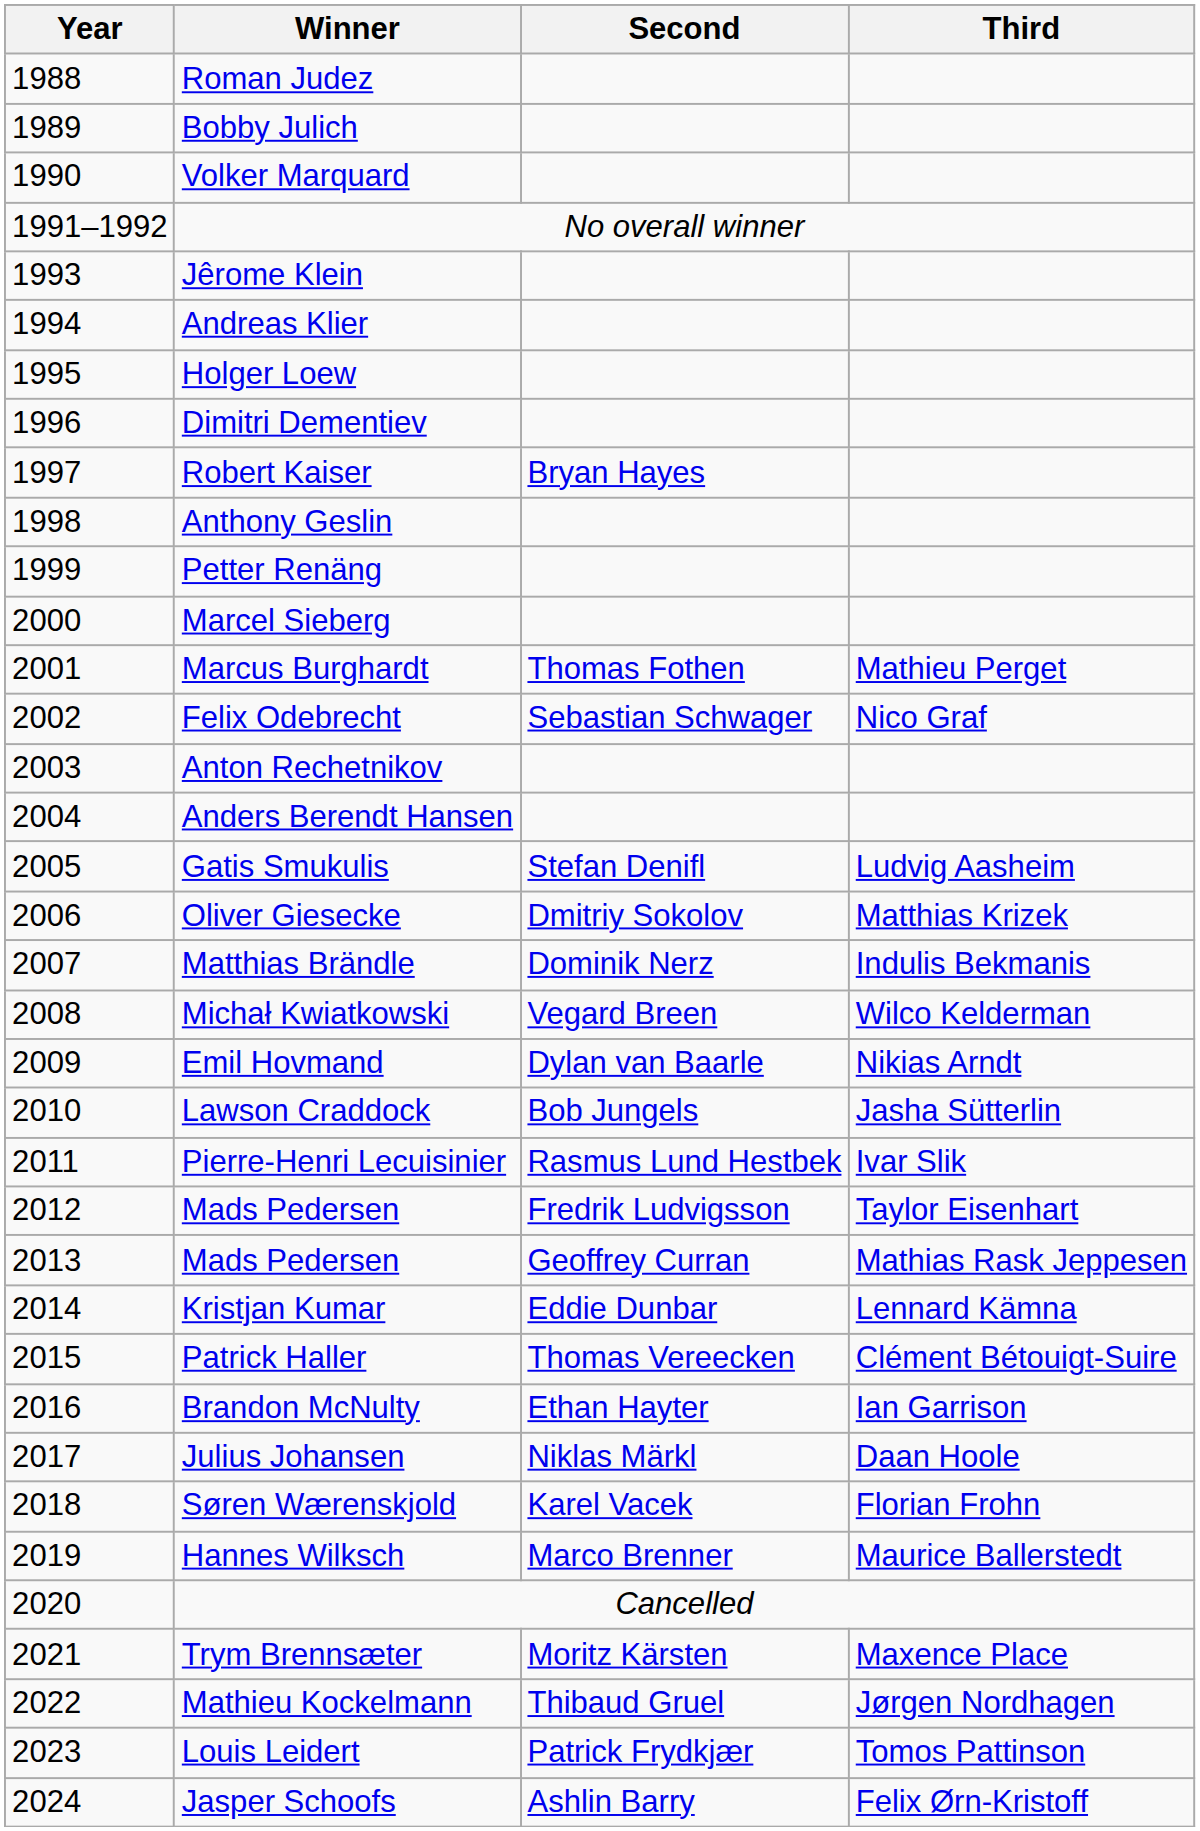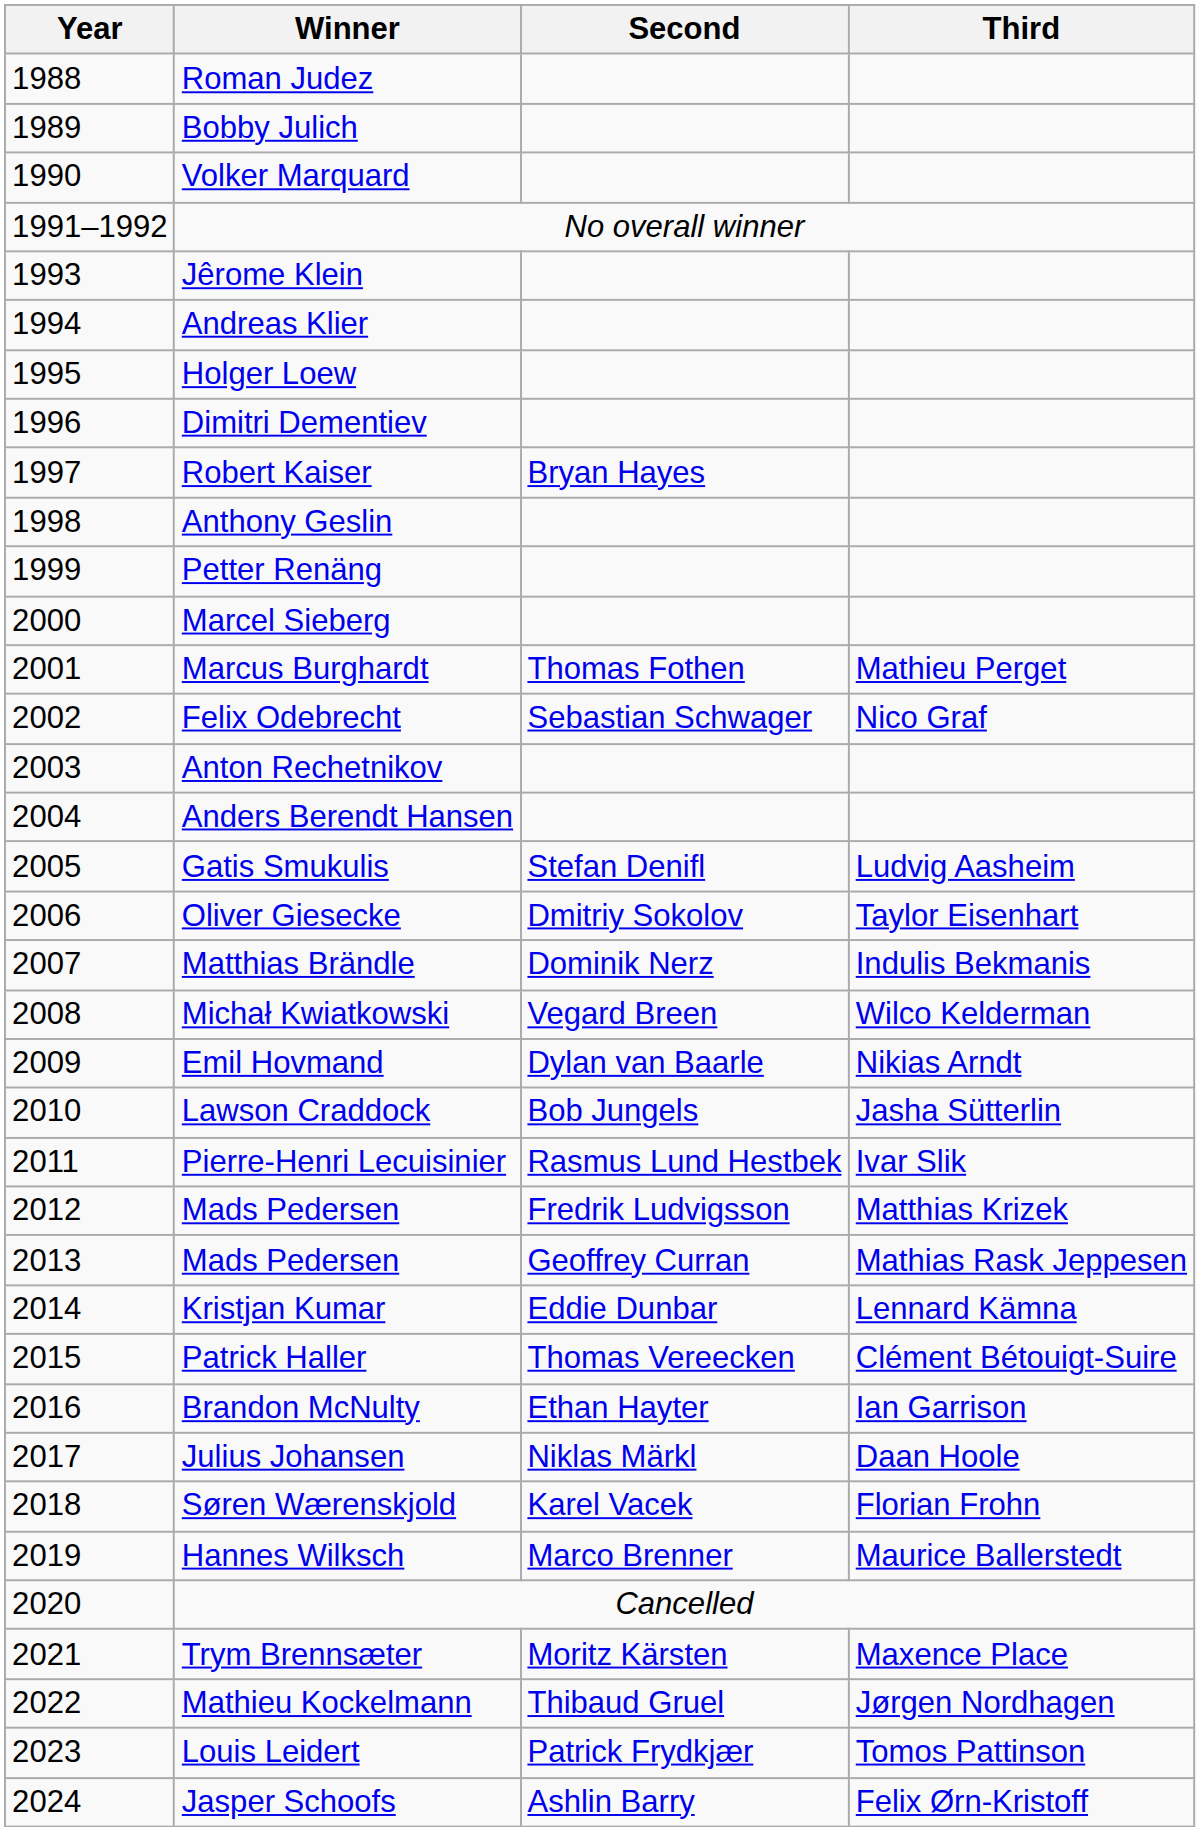(962, 915) Matthias Krizek -> (967, 915) Taylor Eisenhart
(967, 1210) Taylor Eisenhart -> (962, 1210) Matthias Krizek
